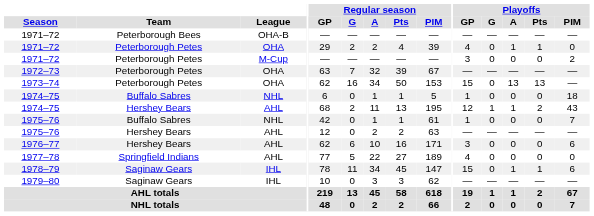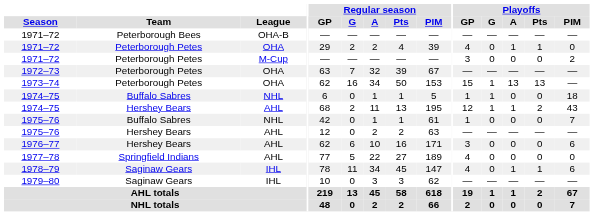(492, 83) 0 -> (492, 83) 1
(492, 95) 0 -> (492, 95) 1
(467, 168) 15 -> (467, 168) 4
